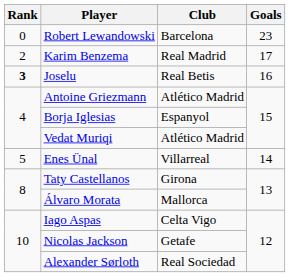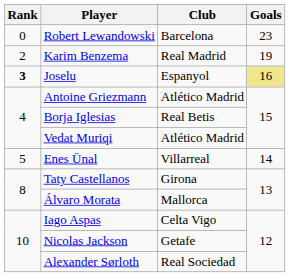(266, 55) 17 -> (266, 55) 19
(188, 76) Real Betis -> (185, 76) Espanyol
(266, 76) no background -> (266, 76) khaki background
(185, 117) Espanyol -> (188, 117) Real Betis
